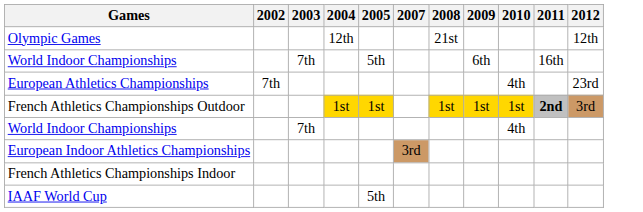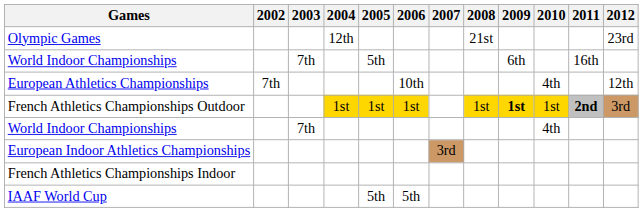+ column: (411, 15)
(586, 38) 12th -> (621, 38) 23rd
(586, 83) 23rd -> (621, 83) 12th
(481, 106) normal -> (516, 106) bold
